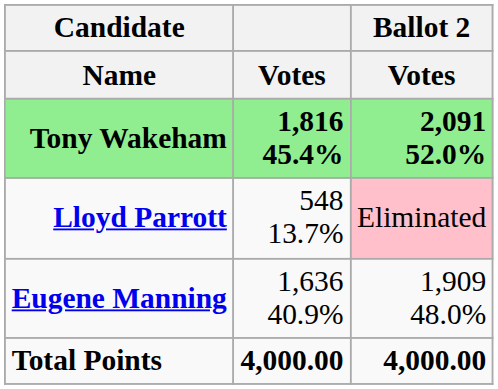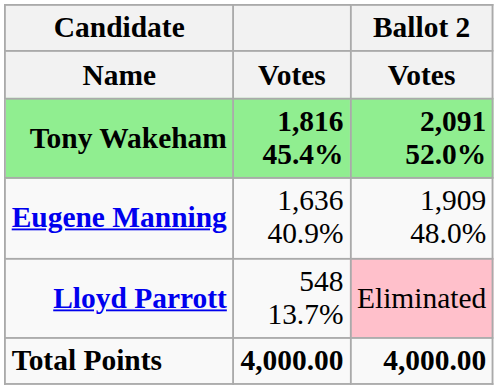rows swapped: (119, 297) <-> (140, 217)
